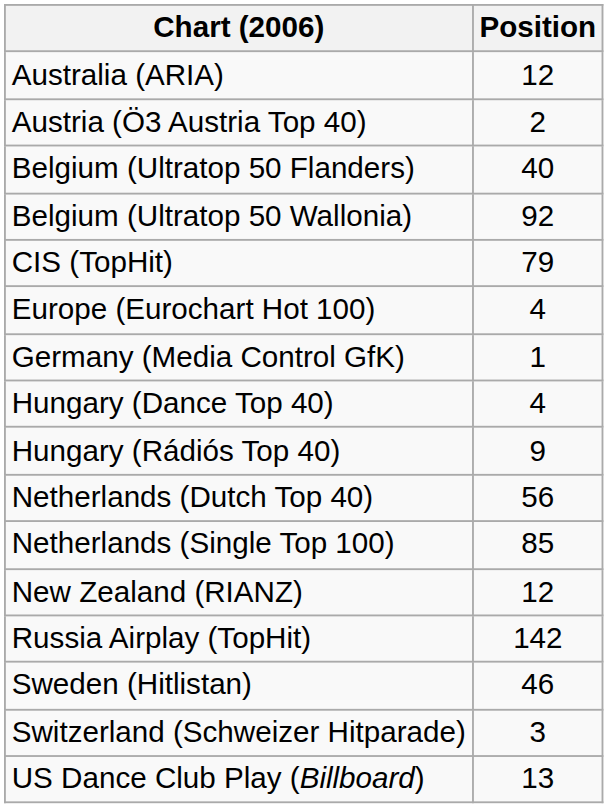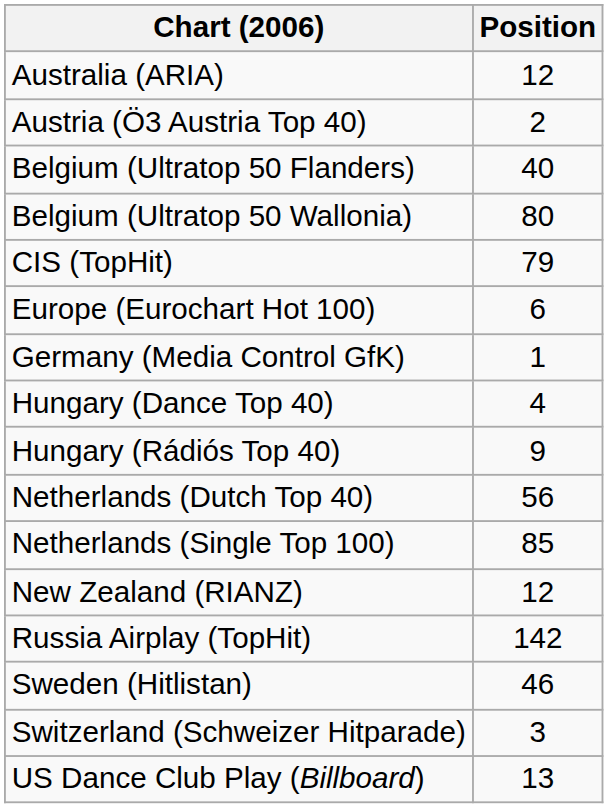(538, 215) 92 -> (538, 215) 80
(538, 309) 4 -> (538, 309) 6
